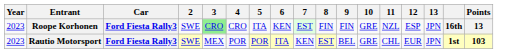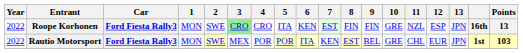+ column: (191, 11)
(15, 26) 2023 -> (15, 26) 2022
(15, 41) 2023 -> (15, 41) 2022
